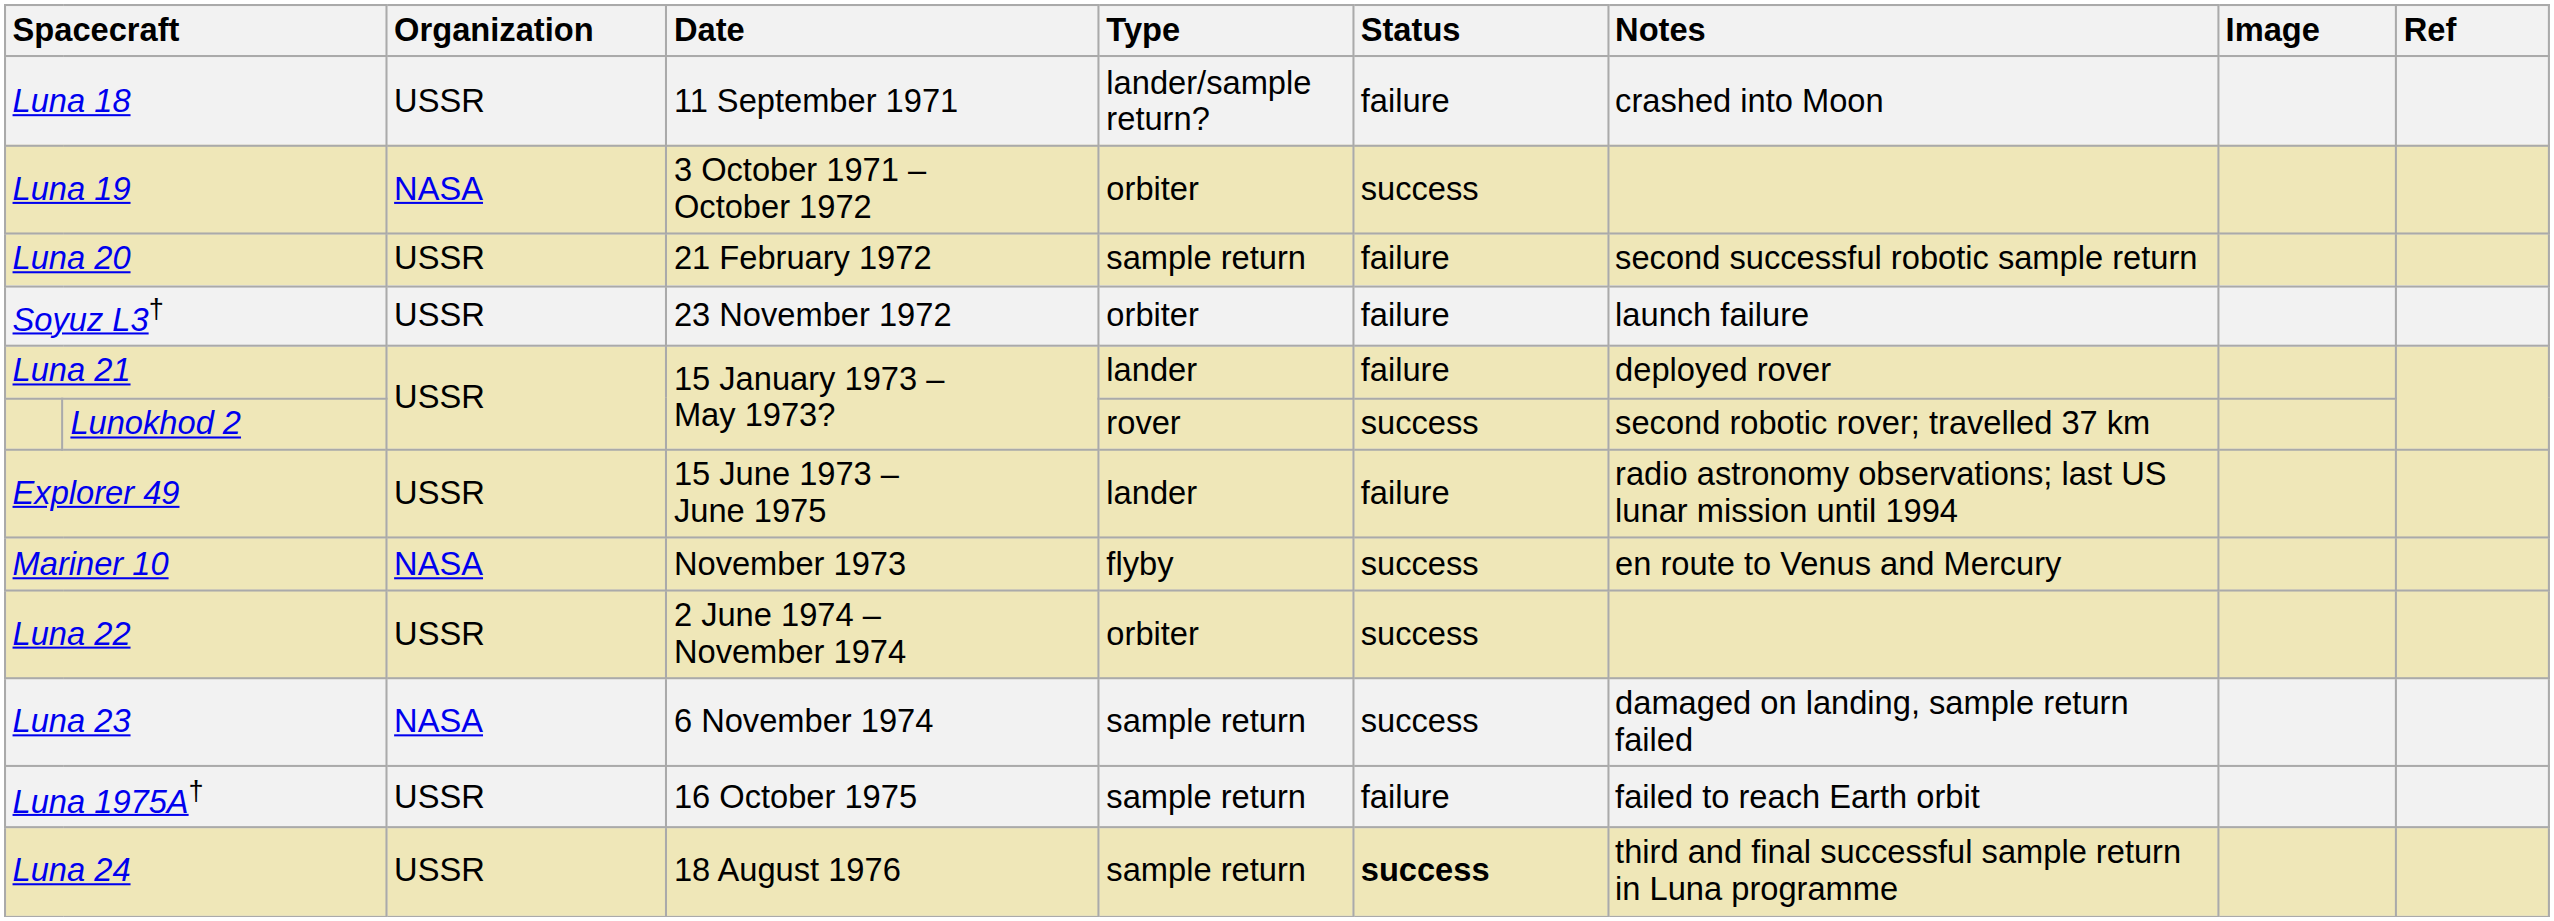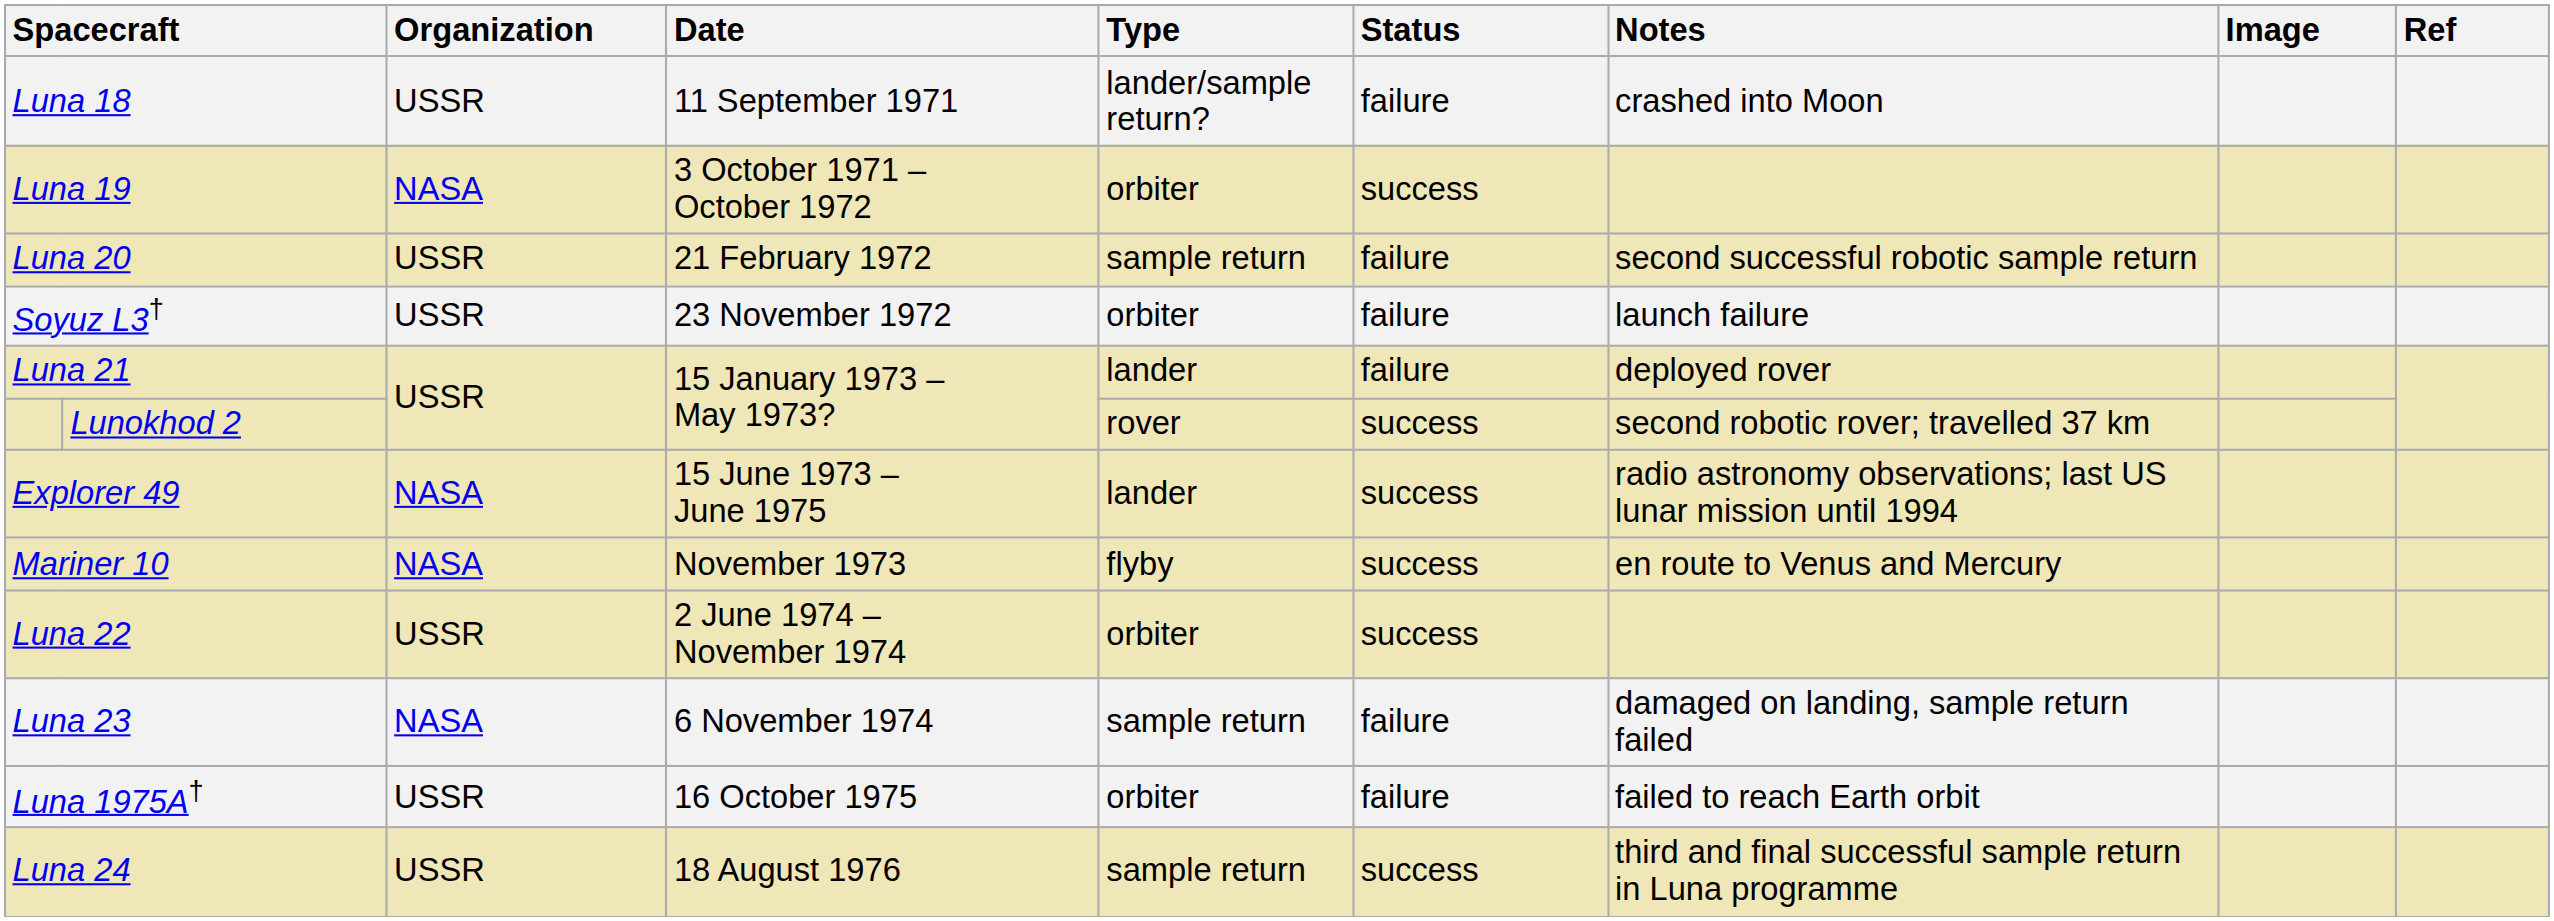(439, 493) USSR -> (439, 493) NASA
(1405, 493) failure -> (1420, 493) success
(1420, 722) success -> (1405, 722) failure
(1206, 796) sample return -> (1153, 796) orbiter
(1425, 871) bold -> (1420, 871) normal
